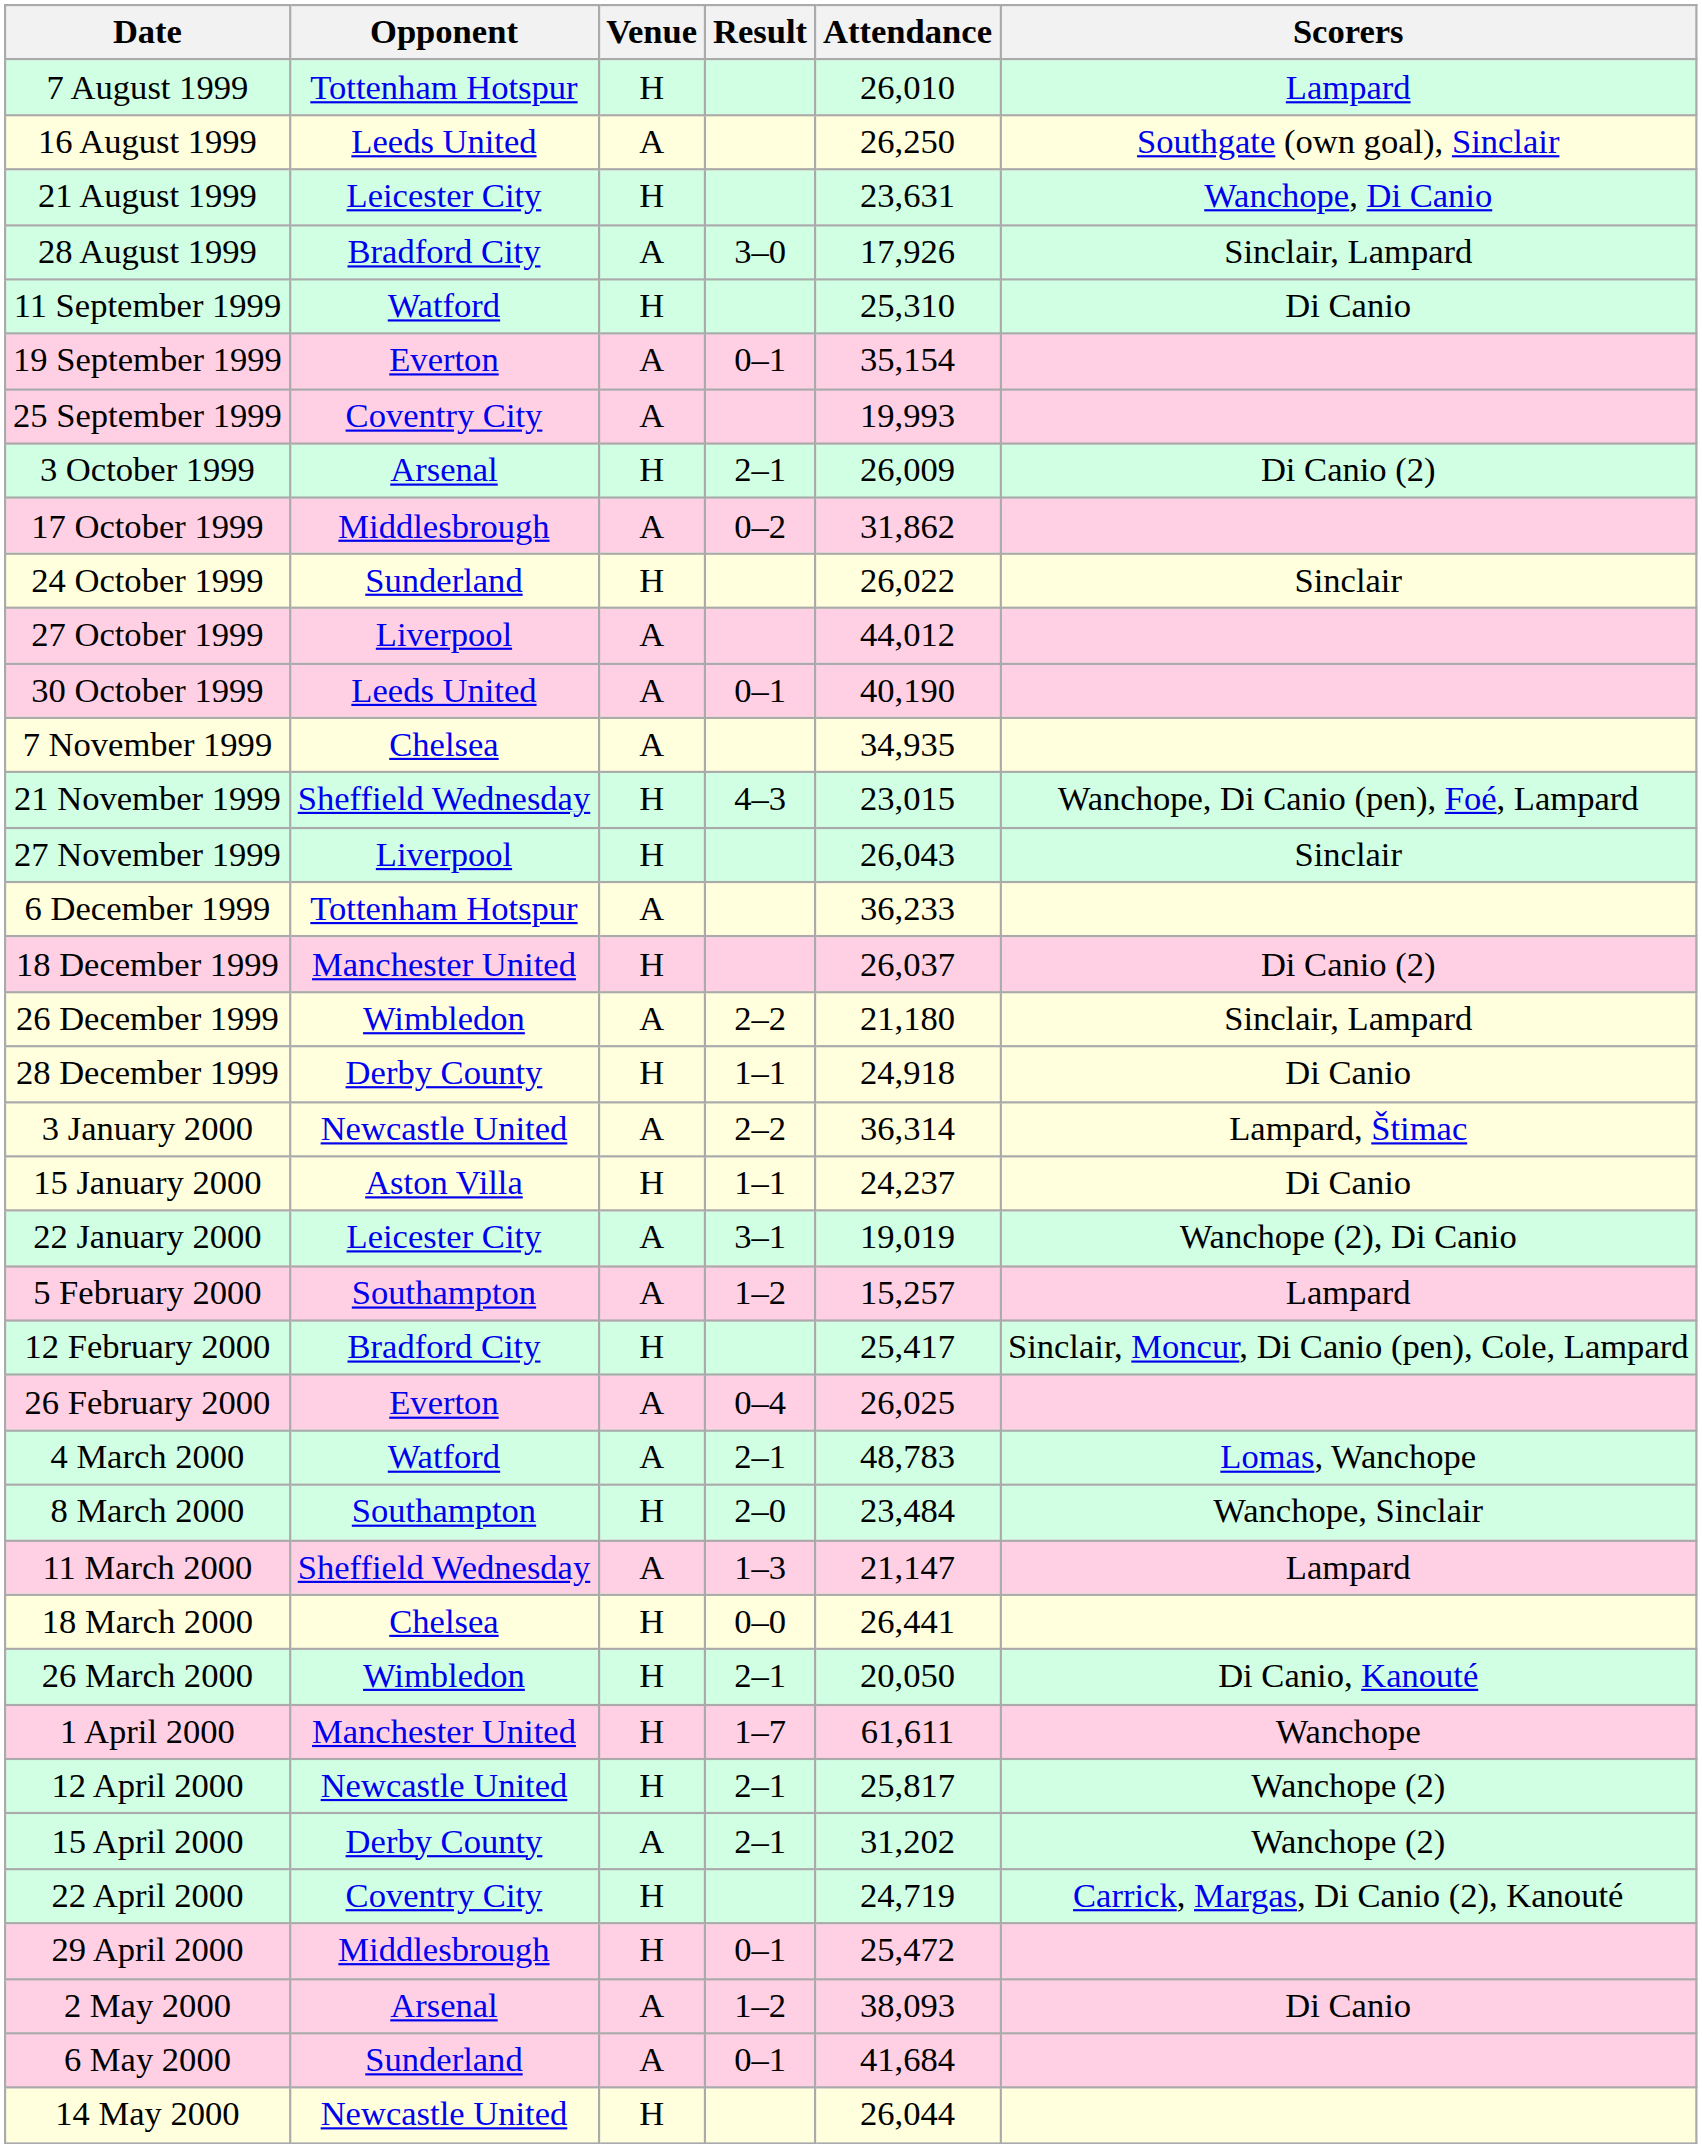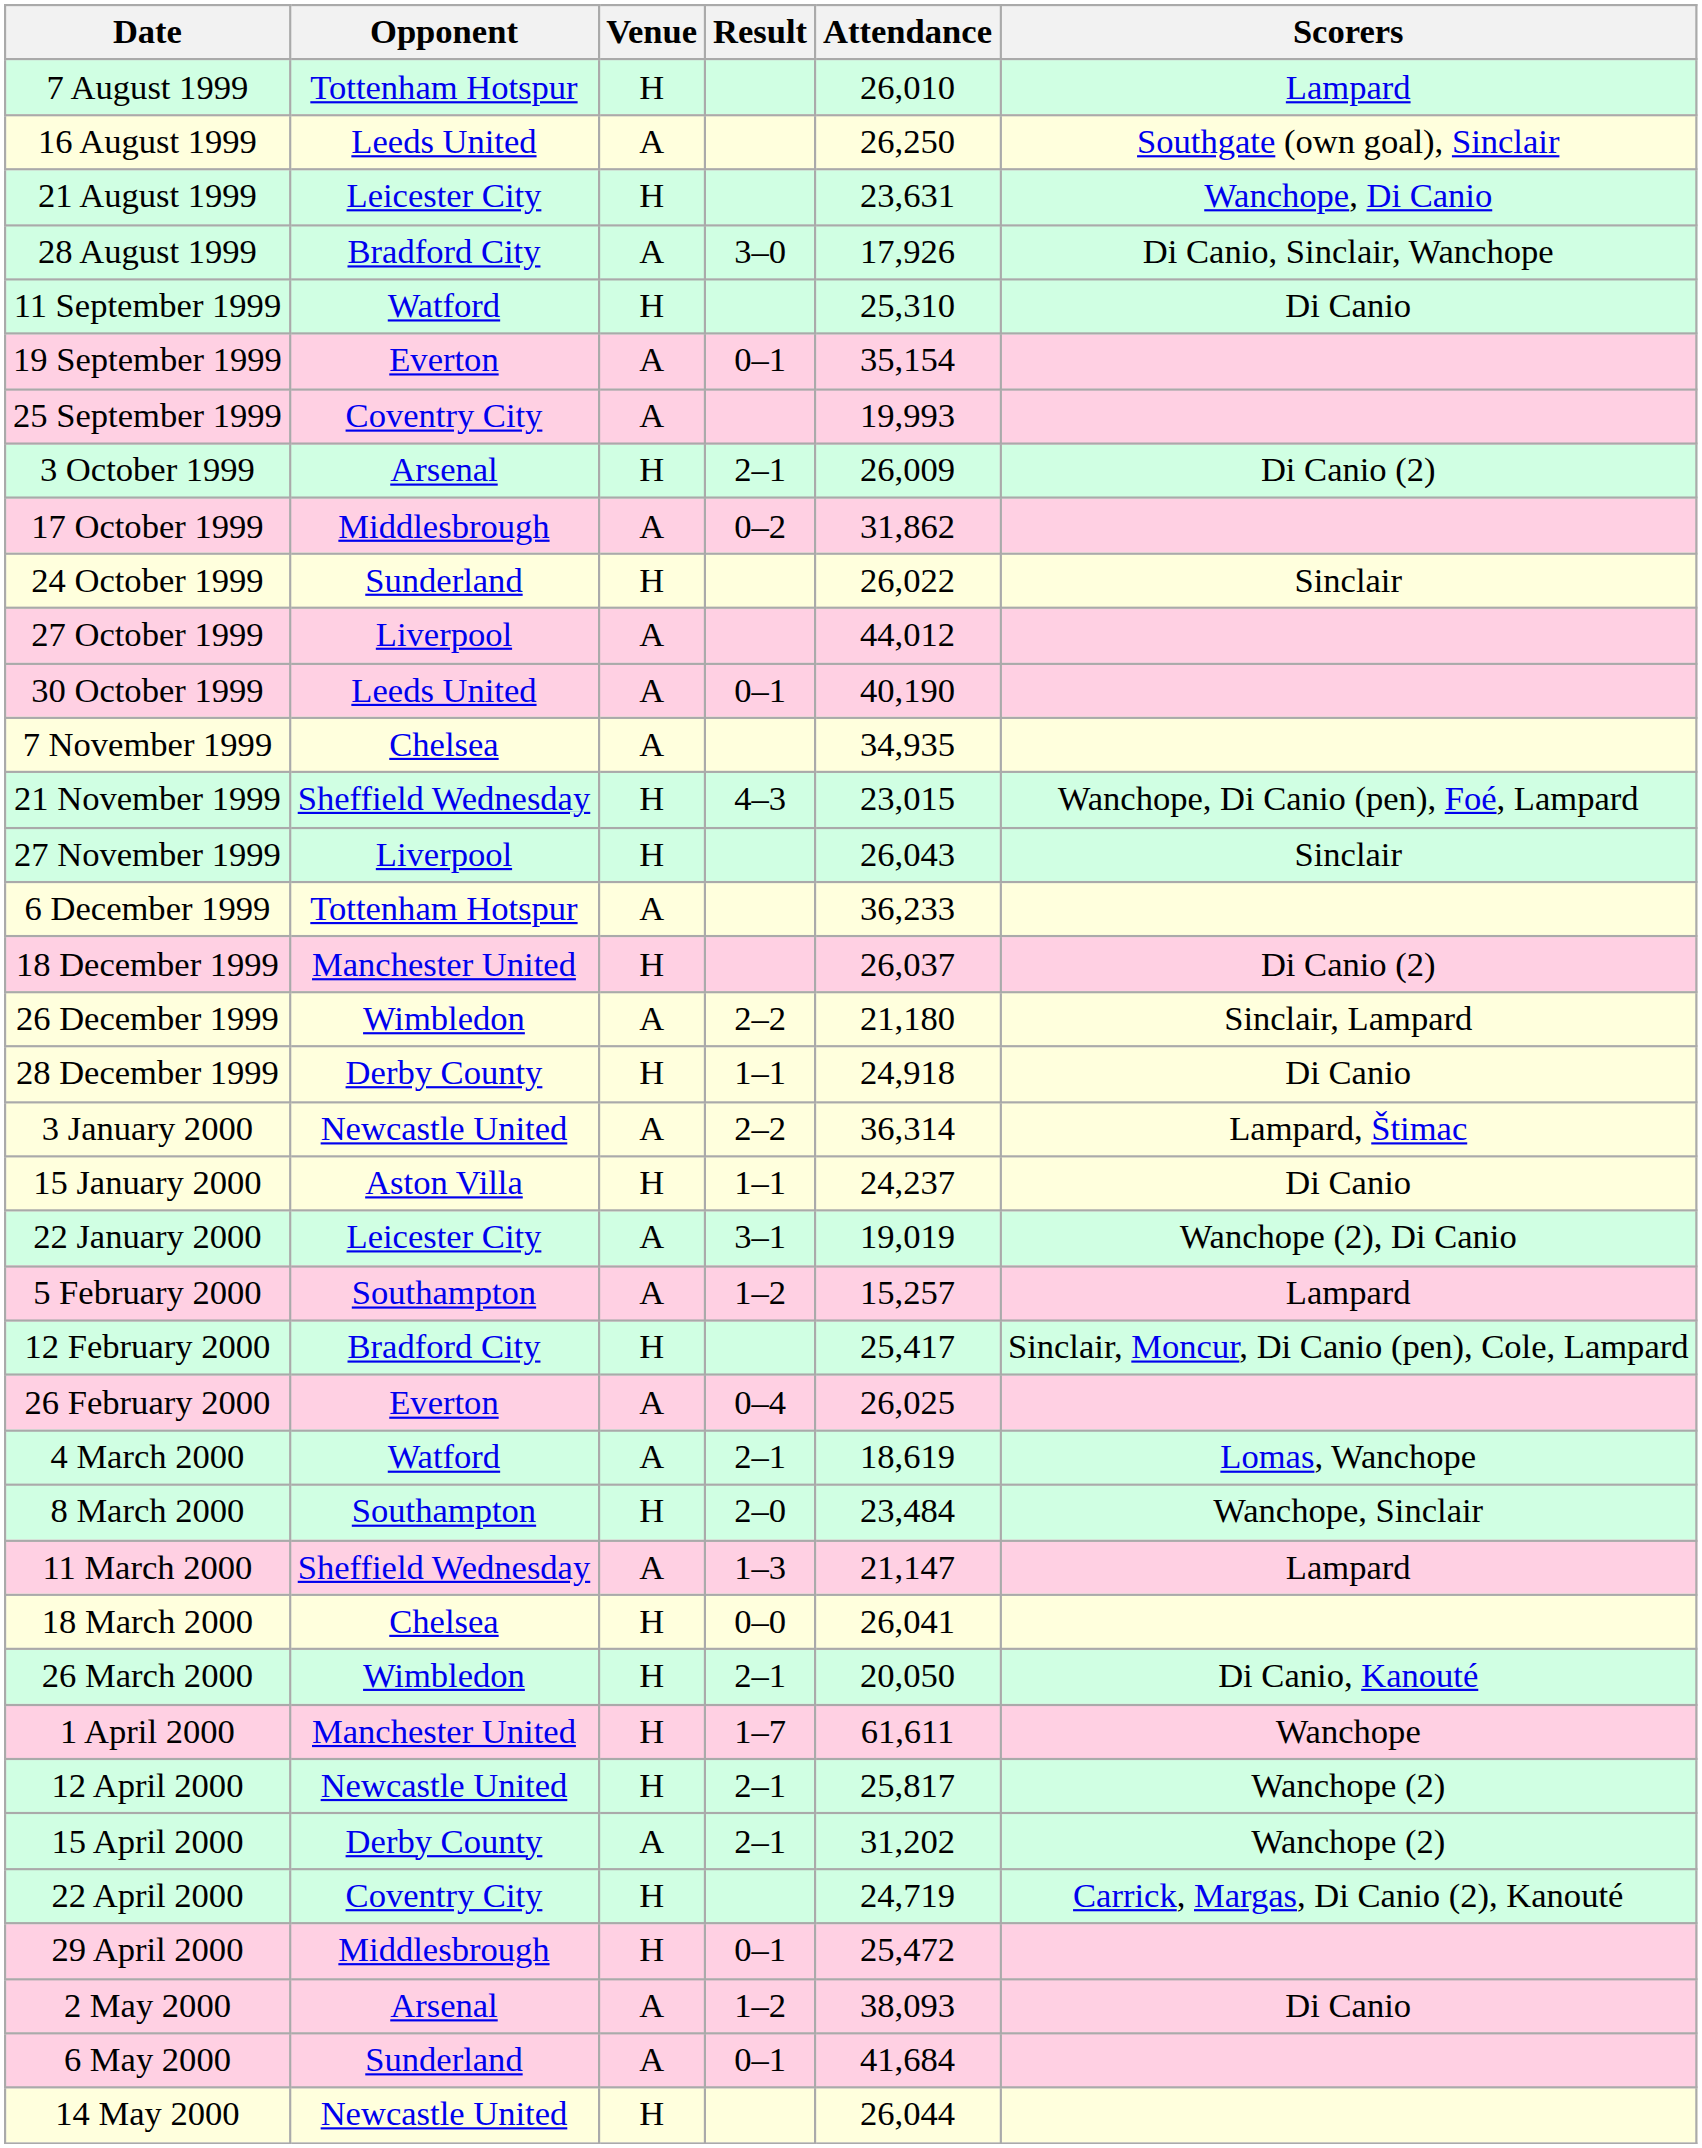(1348, 251) Sinclair, Lampard -> (1348, 251) Di Canio, Sinclair, Wanchope
(908, 1456) 48,783 -> (908, 1456) 18,619
(908, 1621) 26,441 -> (908, 1621) 26,041
